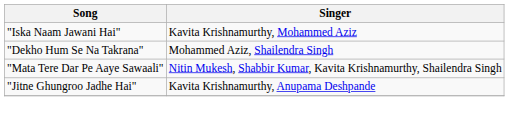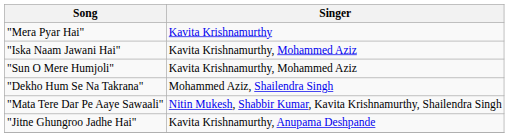+ row: (46, 31)
+ row: (61, 68)
